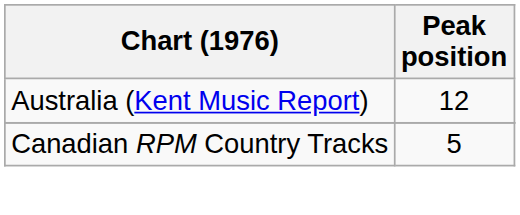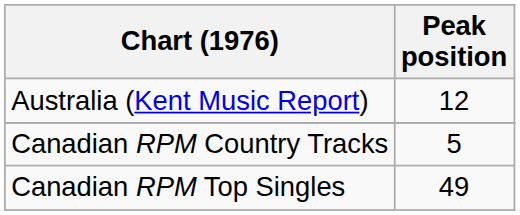+ row: (178, 187)
